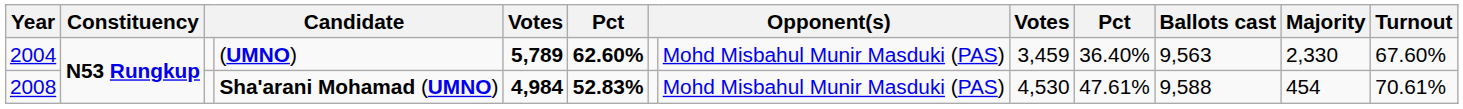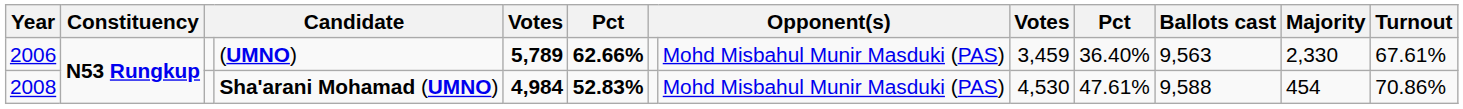(33, 54) 2004 -> (33, 54) 2006
(608, 54) 62.60% -> (608, 54) 62.66%
(1411, 54) 67.60% -> (1411, 54) 67.61%
(1411, 87) 70.61% -> (1411, 87) 70.86%
